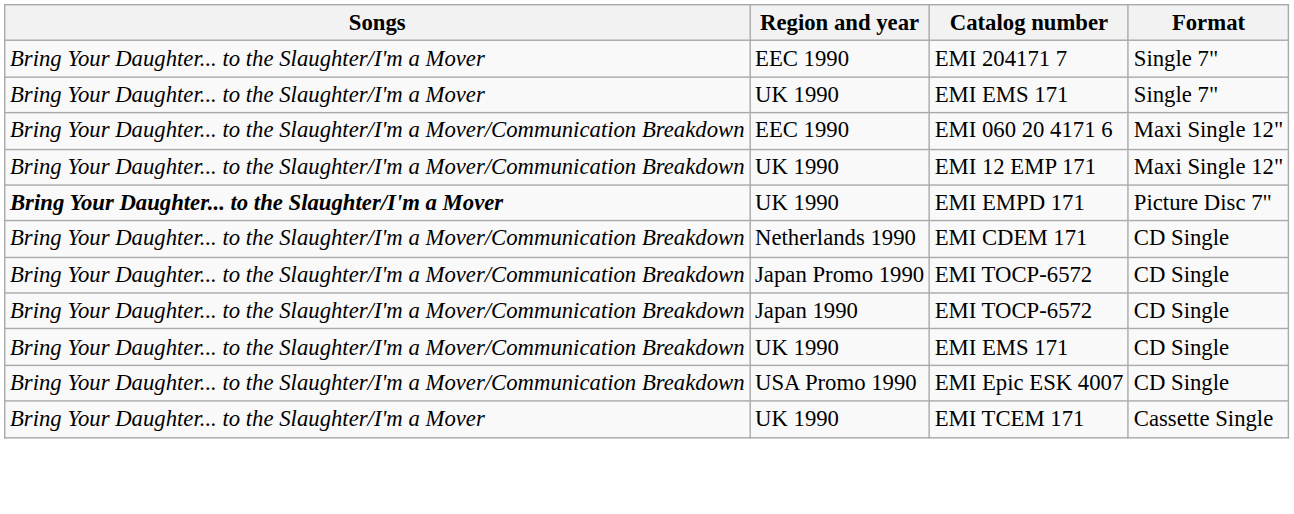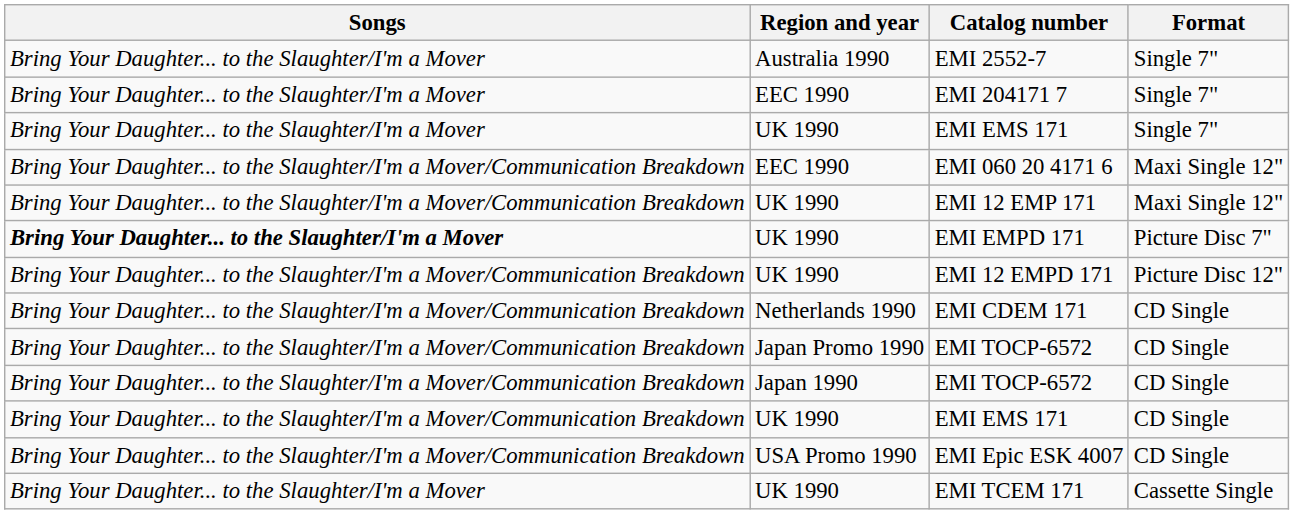+ row: (822, 58)
+ row: (797, 274)
